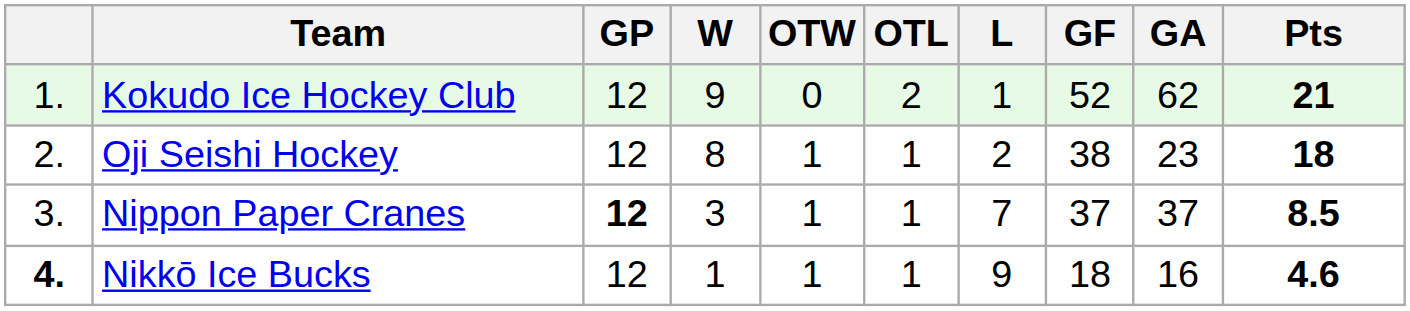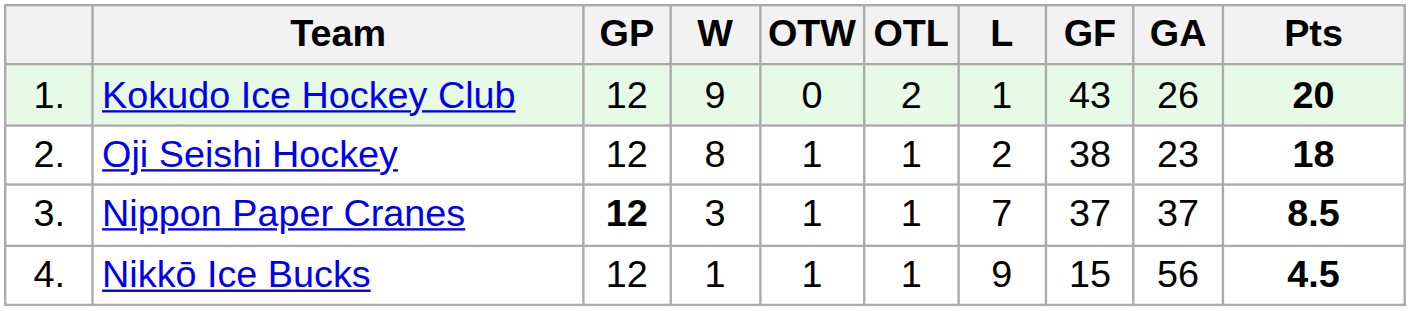(1090, 94) 52 -> (1090, 94) 43
(1178, 94) 62 -> (1178, 94) 26
(1314, 94) 21 -> (1314, 94) 20
(49, 273) bold -> (49, 273) normal
(1090, 273) 18 -> (1090, 273) 15
(1178, 273) 16 -> (1178, 273) 56
(1314, 273) 4.6 -> (1314, 273) 4.5
